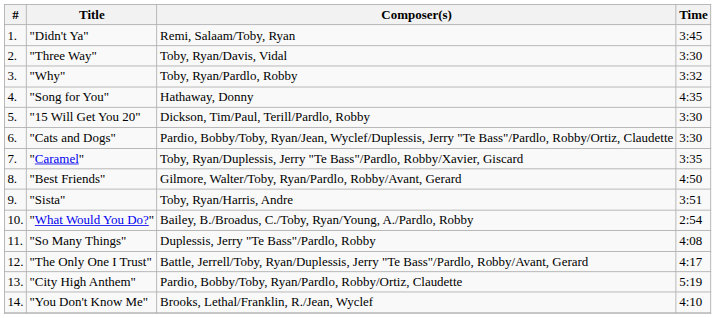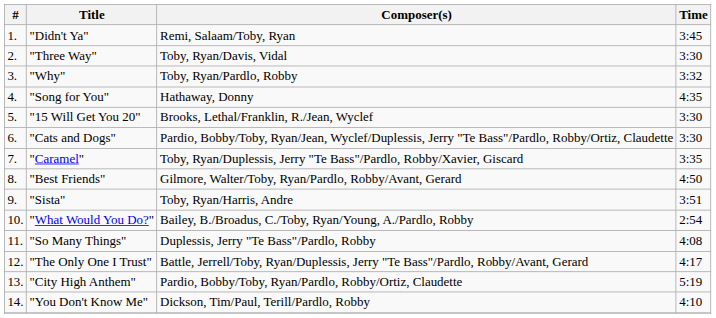(265, 117) Dickson, Tim/Paul, Terill/Pardlo, Robby -> (267, 117) Brooks, Lethal/Franklin, R./Jean, Wyclef
(267, 302) Brooks, Lethal/Franklin, R./Jean, Wyclef -> (265, 302) Dickson, Tim/Paul, Terill/Pardlo, Robby
